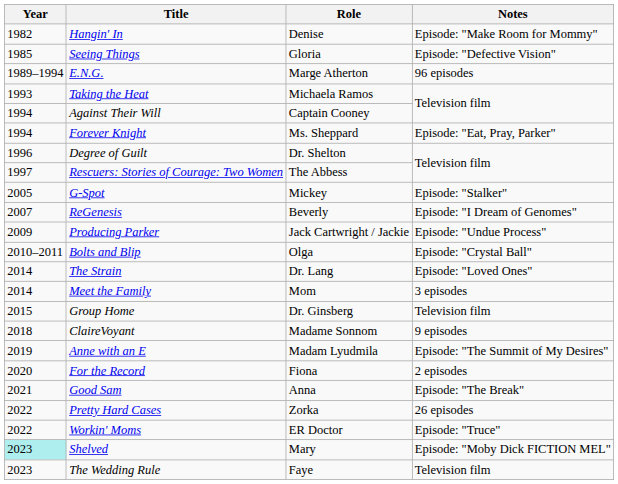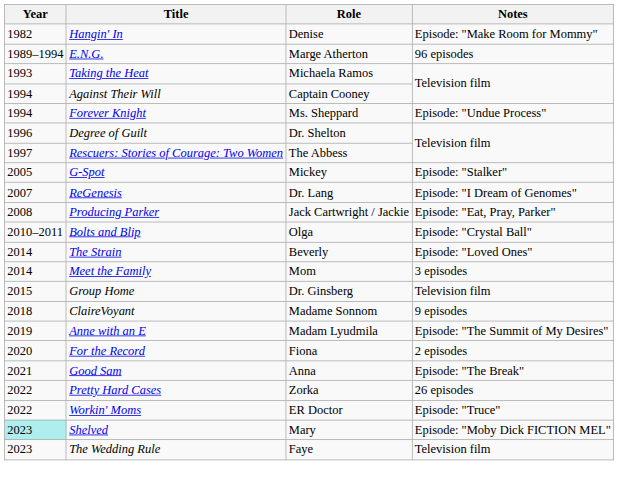- row: (104, 53)
(485, 133) Episode: "Eat, Pray, Parker" -> (481, 113) Episode: "Undue Process"
(309, 212) Beverly -> (311, 192) Dr. Lang
(20, 232) 2009 -> (20, 212) 2008
(481, 232) Episode: "Undue Process" -> (485, 212) Episode: "Eat, Pray, Parker"
(311, 271) Dr. Lang -> (309, 251) Beverly
